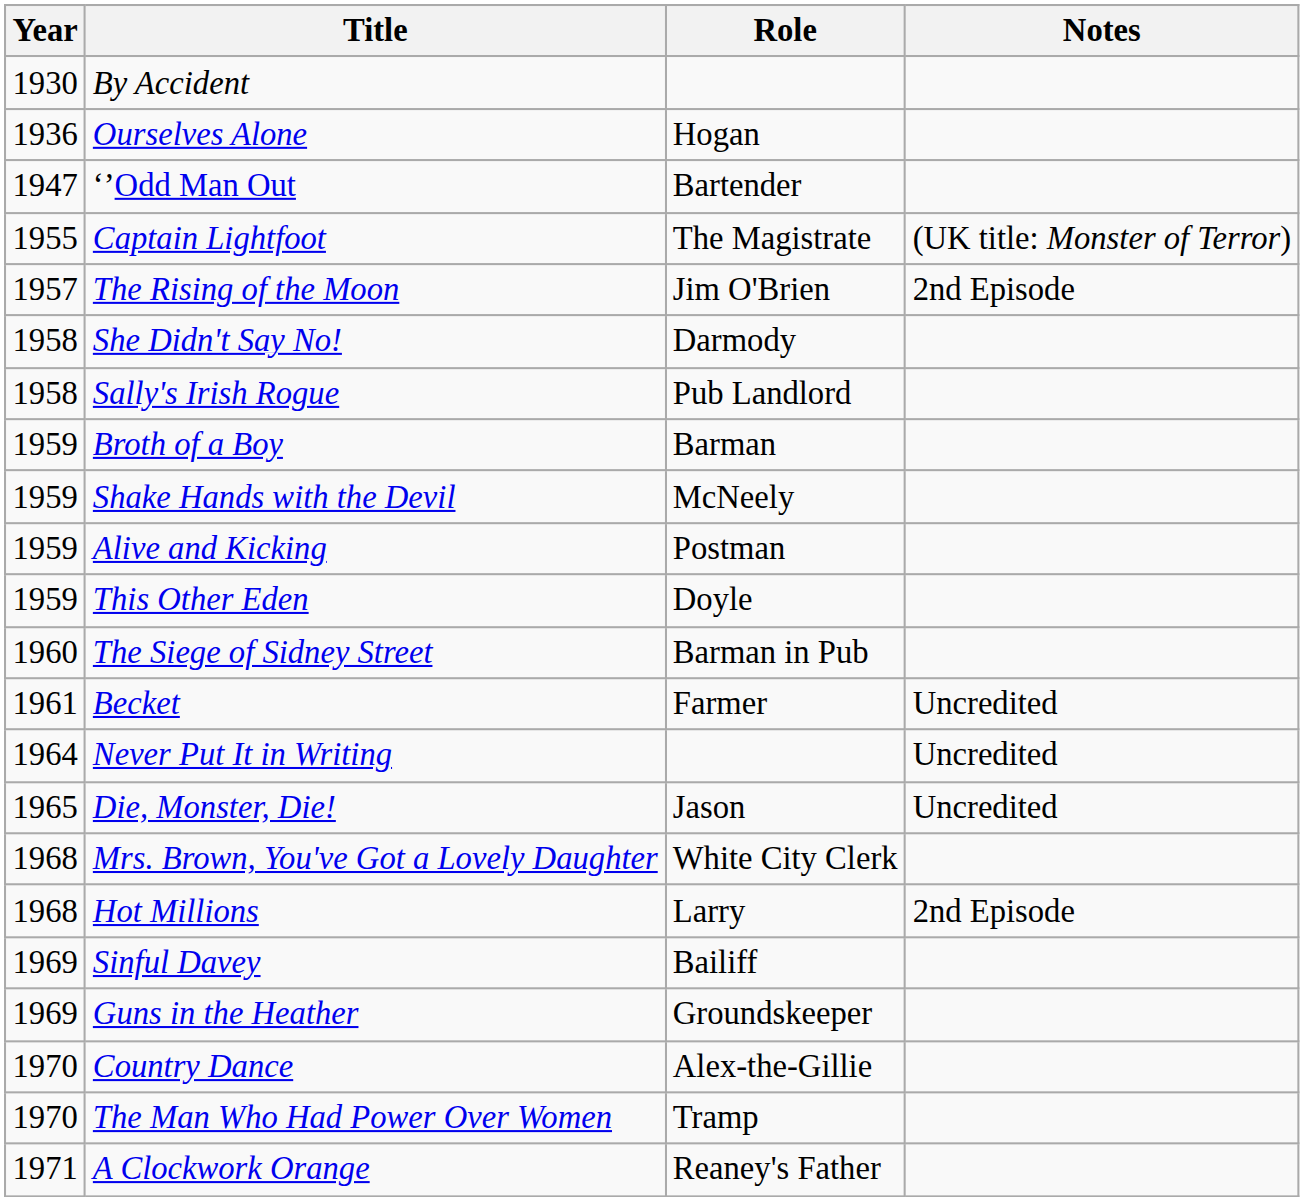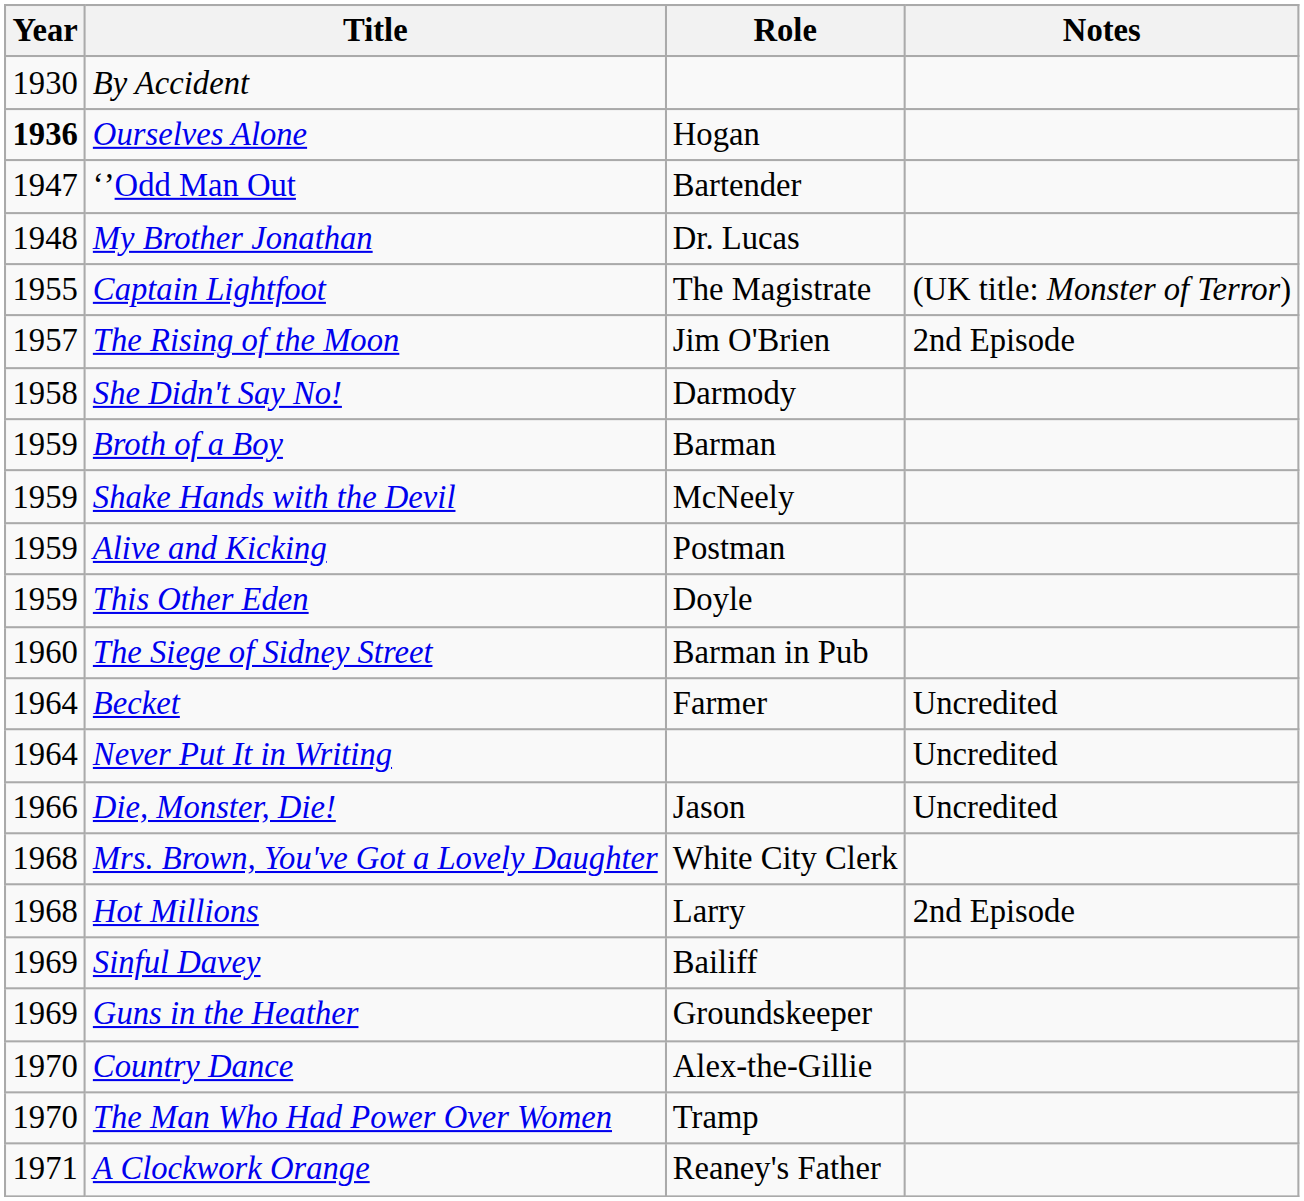(45, 133) normal -> (45, 133) bold
+ row: (233, 237)
- row: (216, 392)
(45, 703) 1961 -> (45, 703) 1964
(45, 806) 1965 -> (45, 806) 1966
